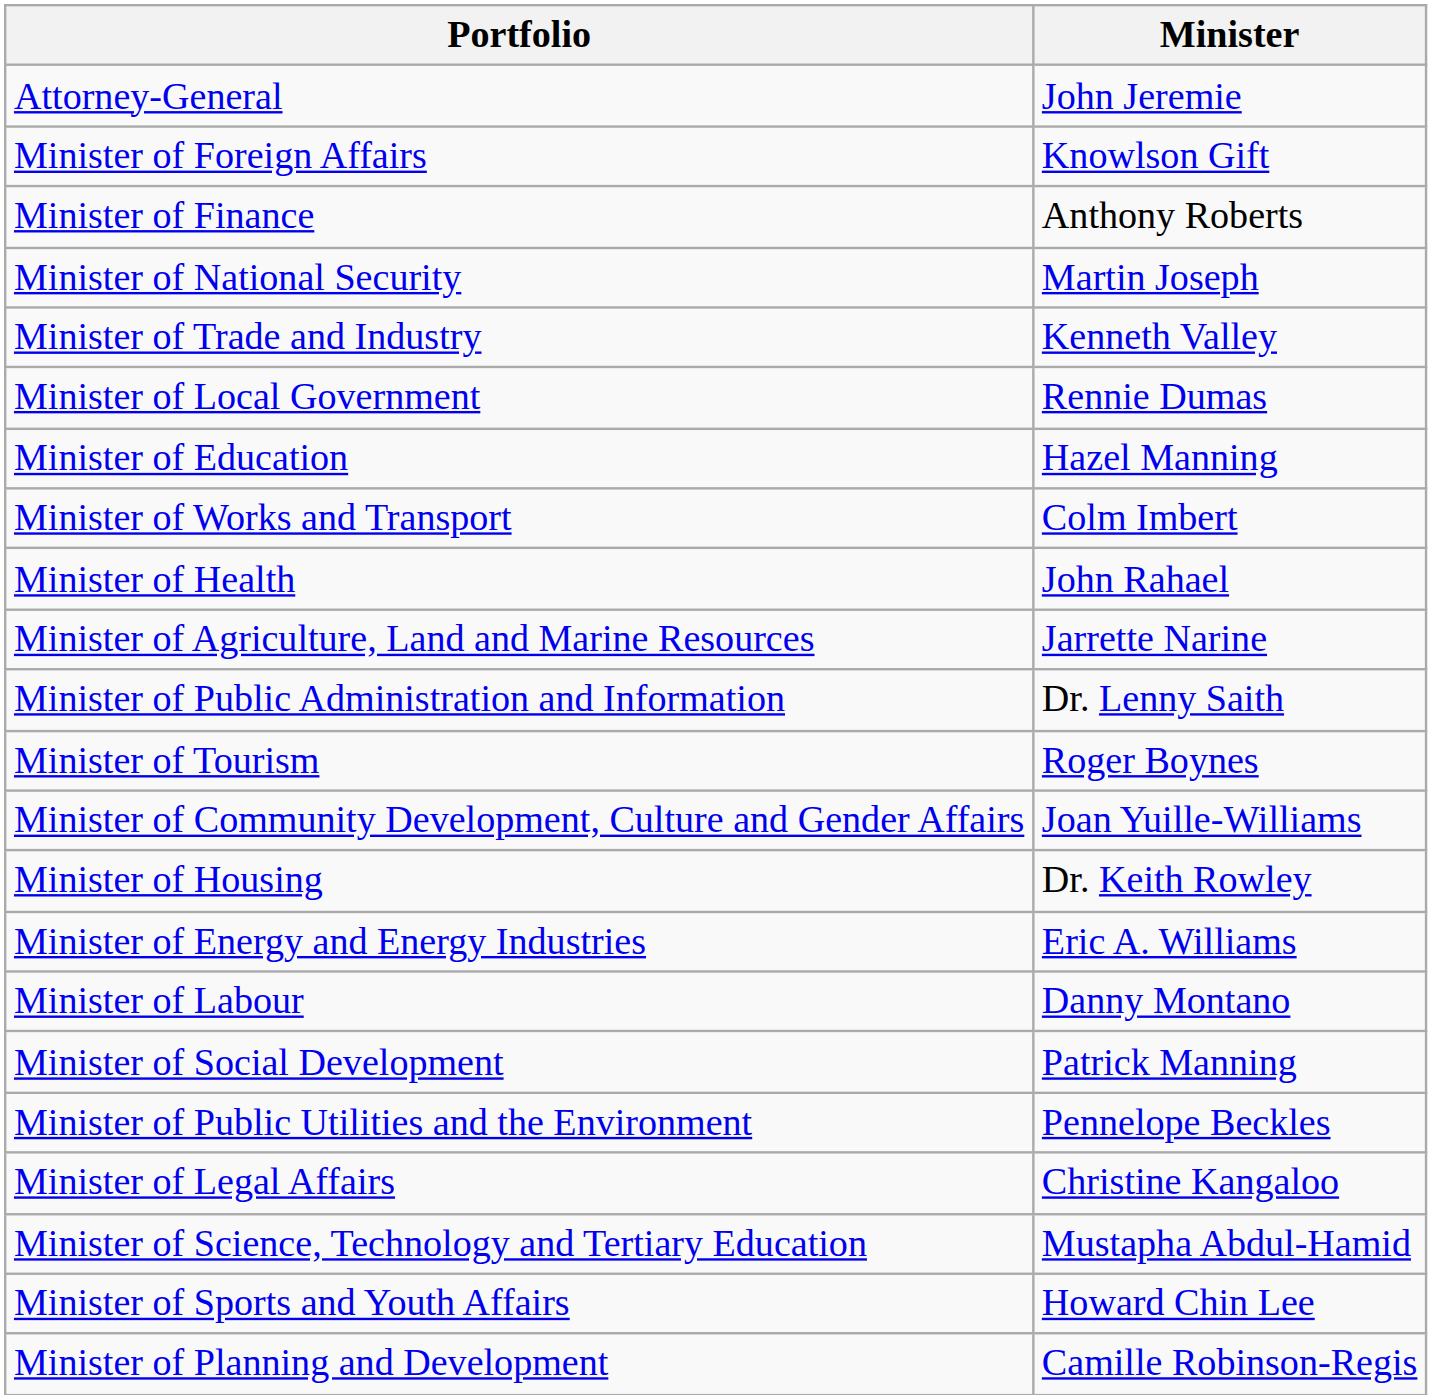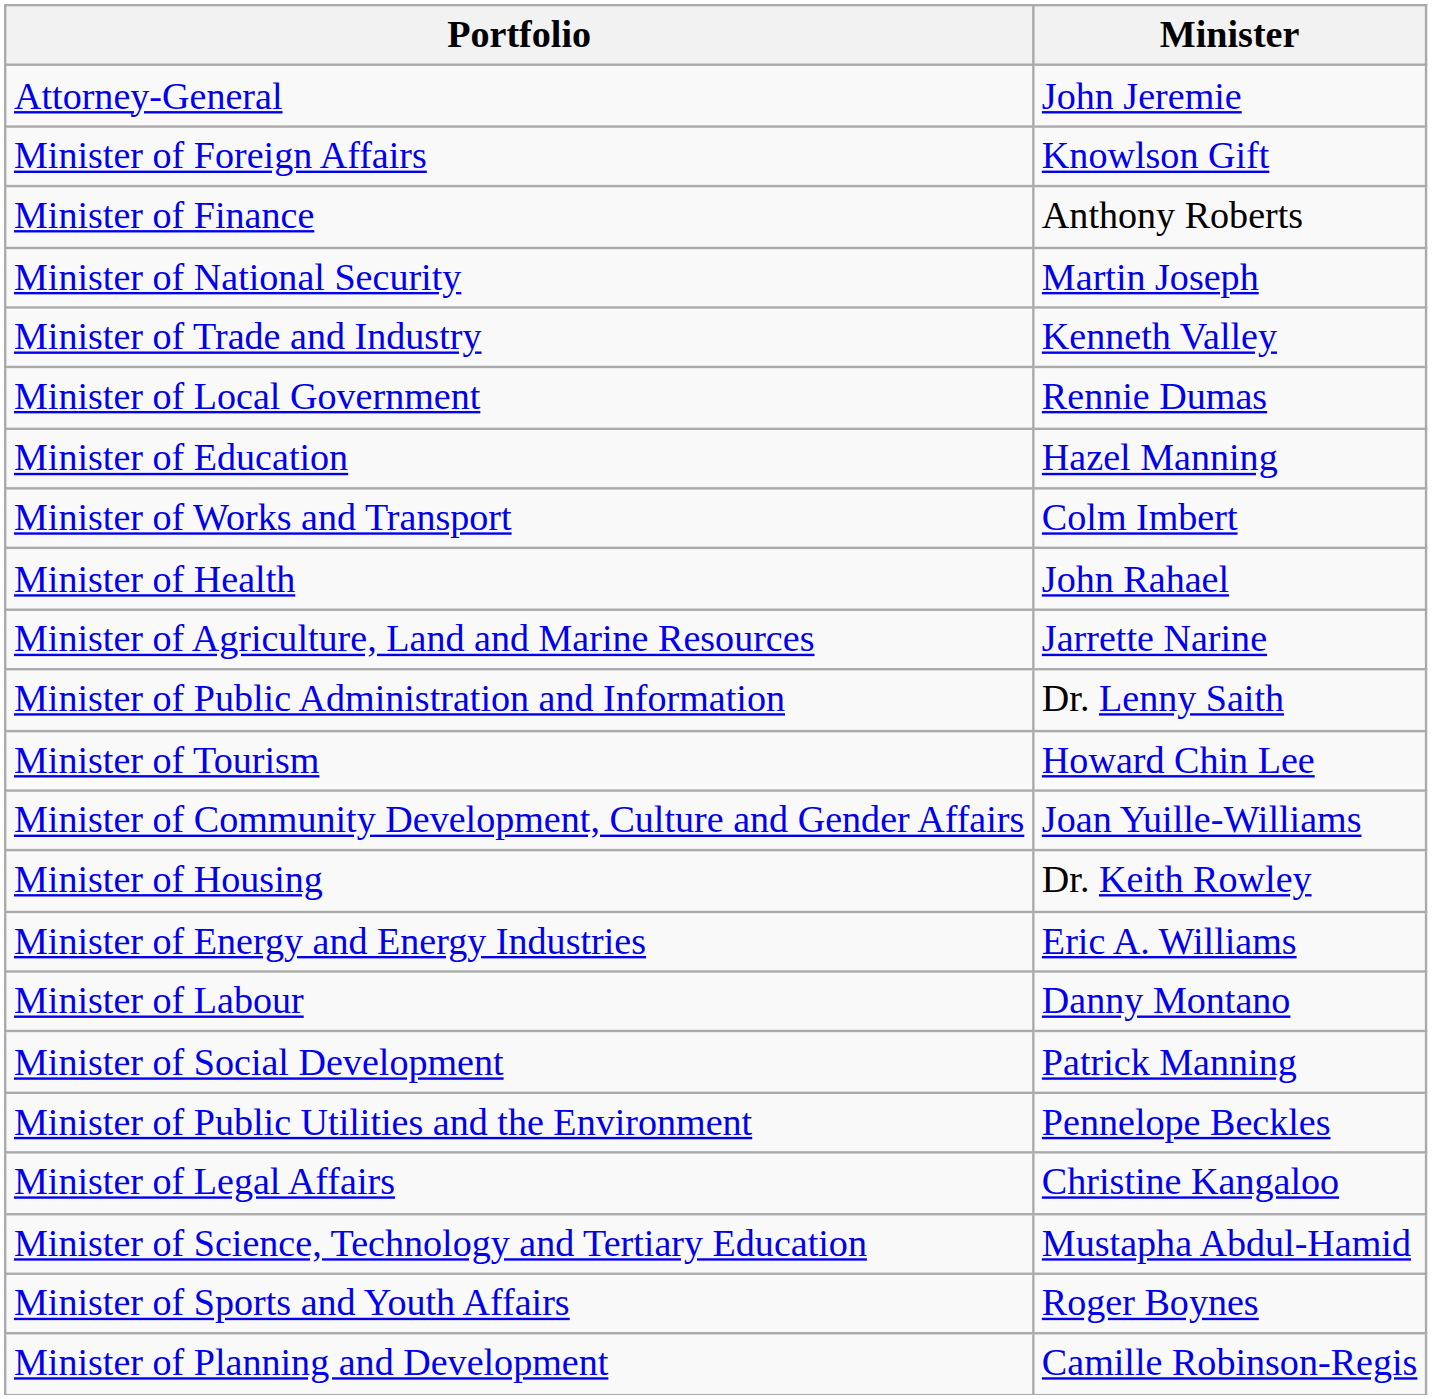(1150, 759) Roger Boynes -> (1178, 759) Howard Chin Lee
(1178, 1302) Howard Chin Lee -> (1150, 1302) Roger Boynes
